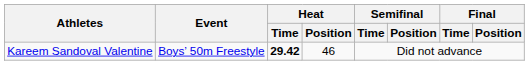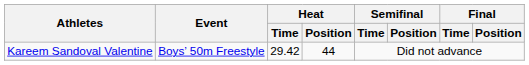(285, 51) bold -> (285, 51) normal
(328, 51) 46 -> (328, 51) 44
